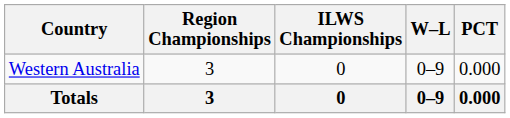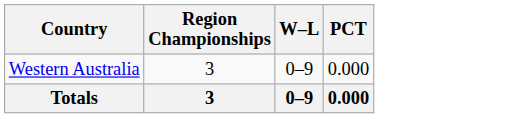- column: (341, 29)
